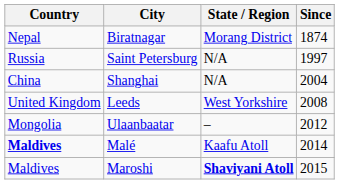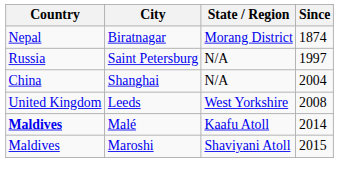- row: (140, 124)
(249, 168) bold -> (247, 146) normal
